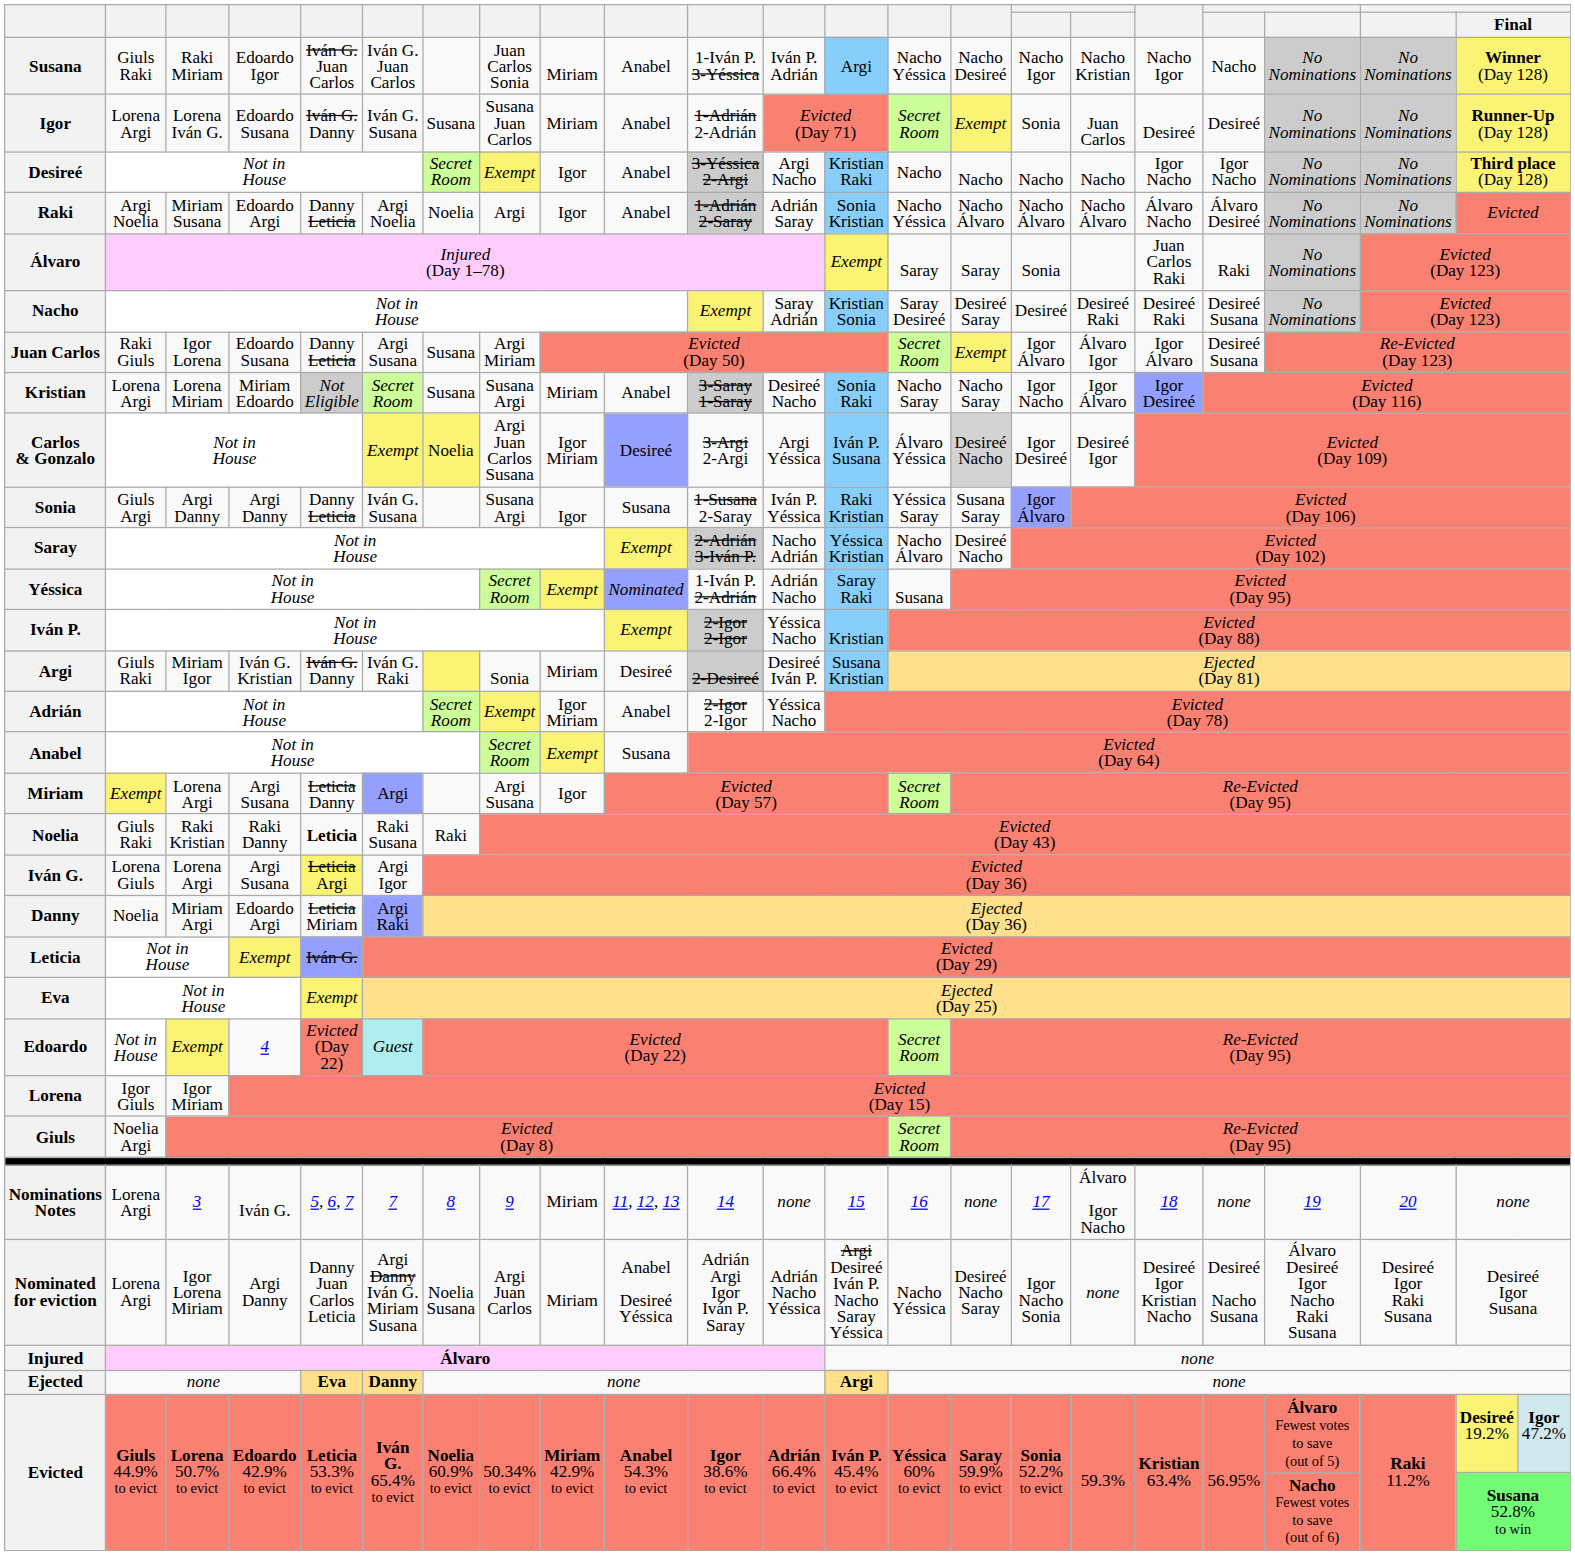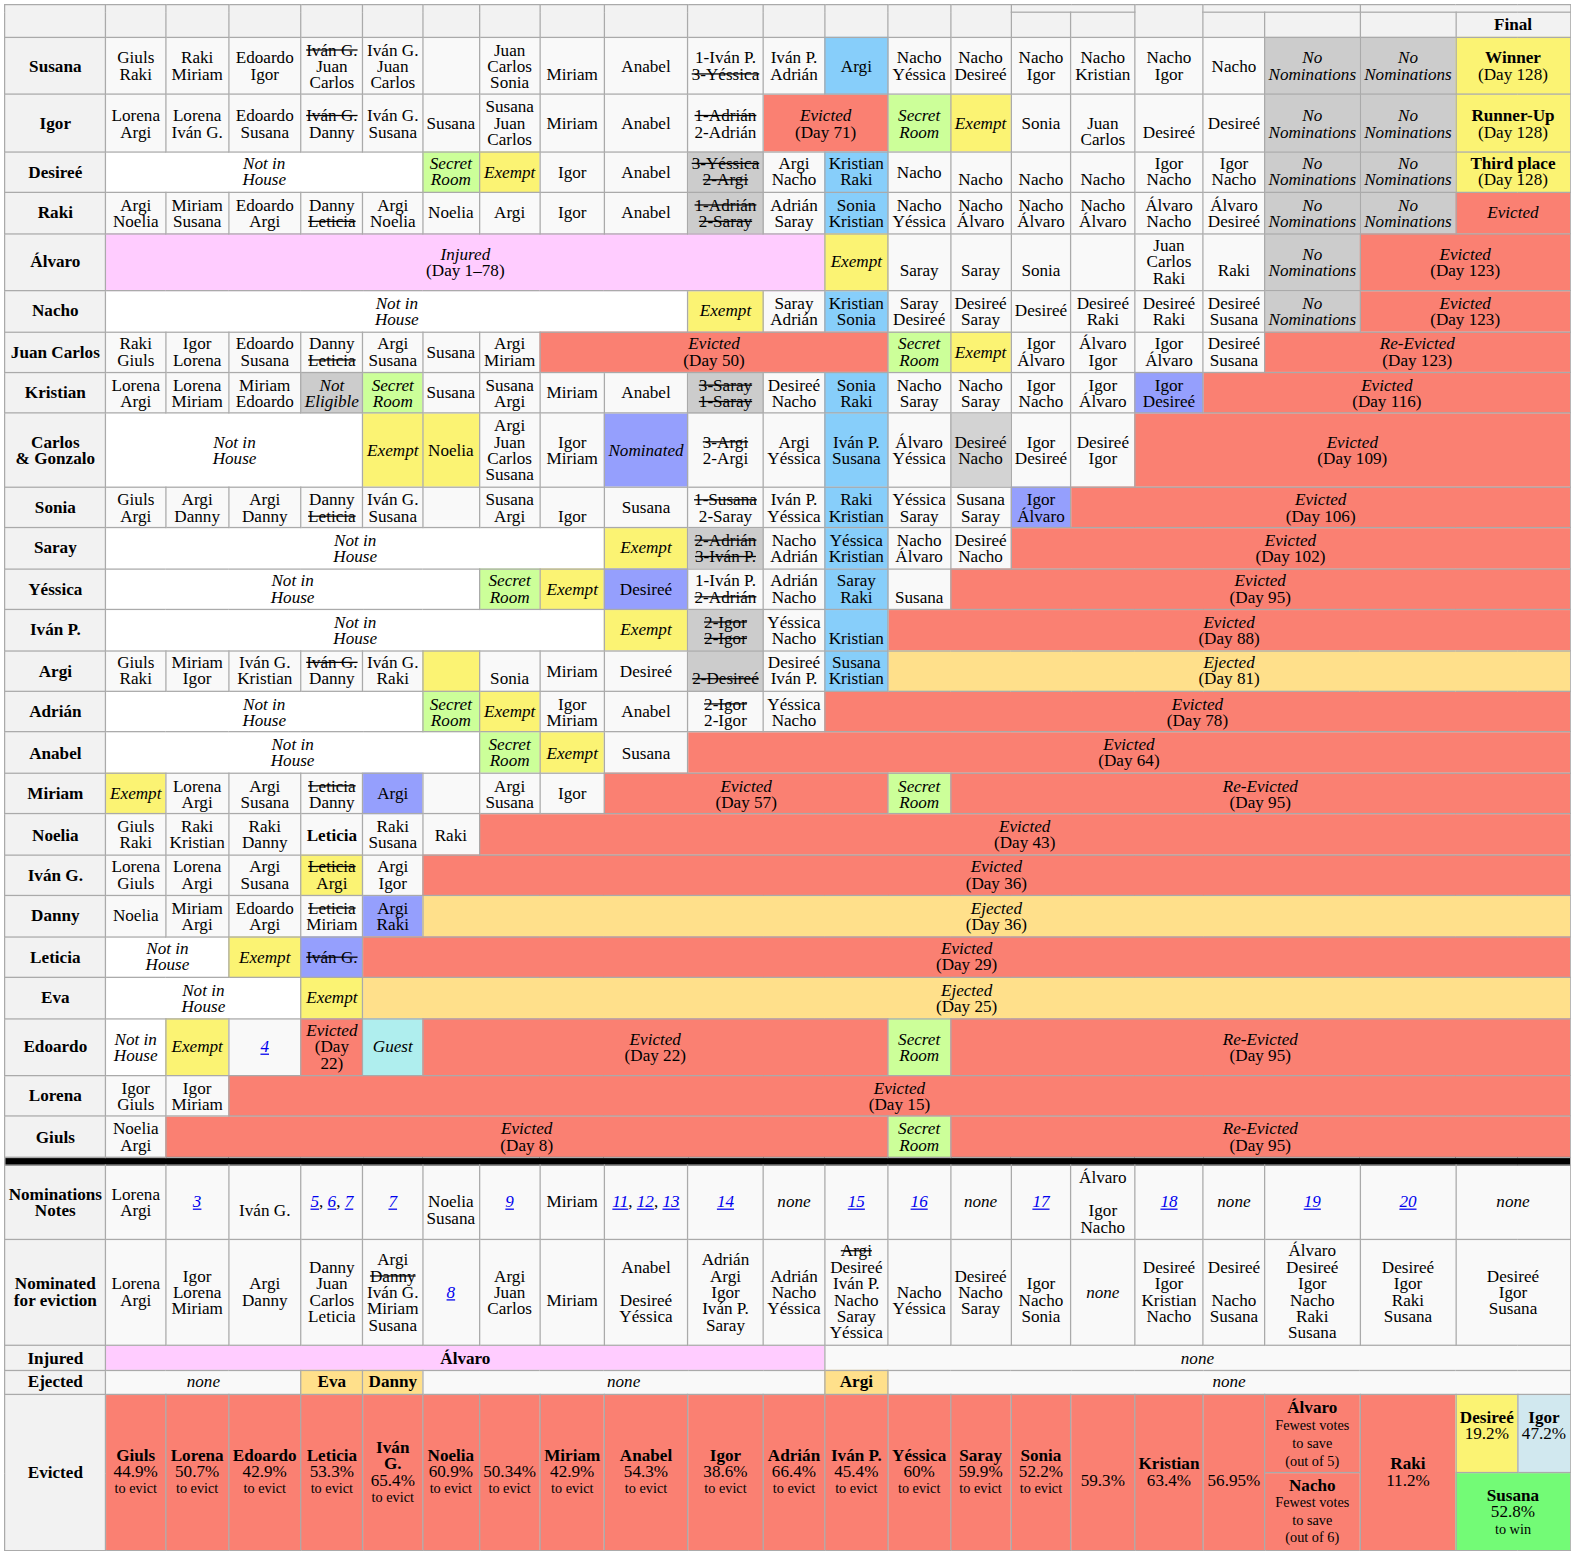(646, 450) Desireé -> (646, 450) Nominated
(646, 589) Nominated -> (646, 589) Desireé
(451, 1202) 8 -> (451, 1210) Noelia Susana
(451, 1300) Noelia Susana -> (451, 1292) 8
